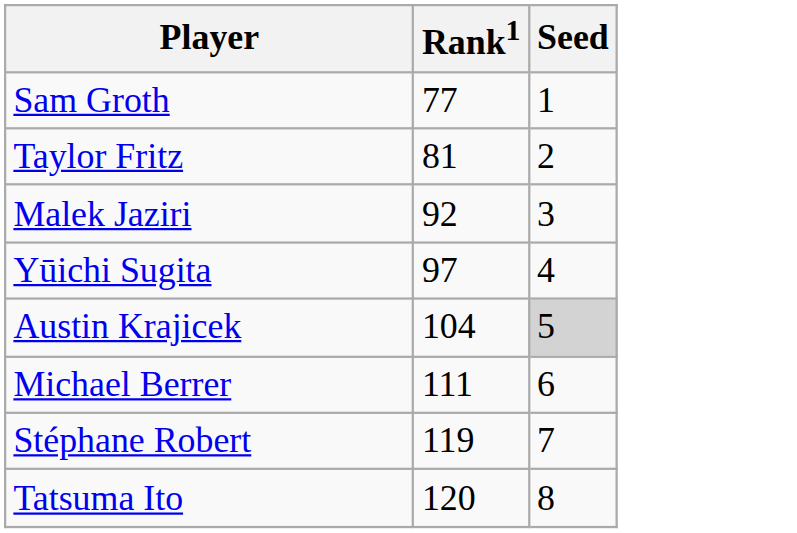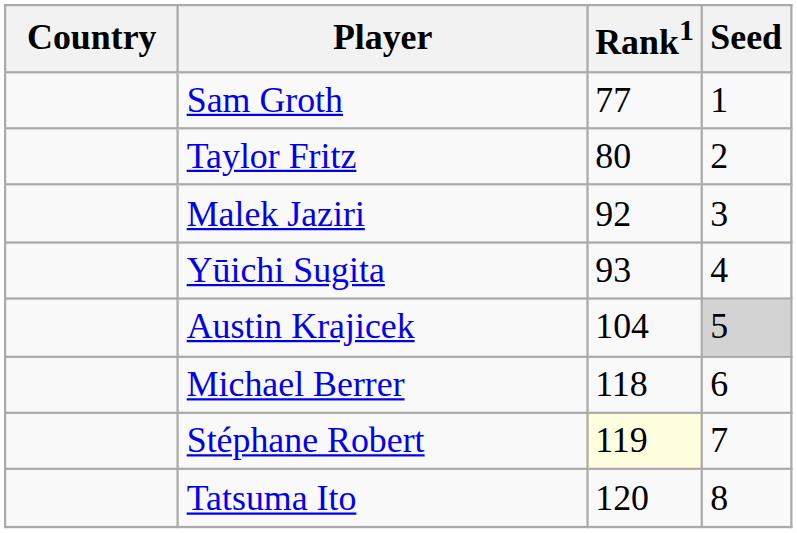+ column: (92, 37)
(440, 156) 81 -> (613, 156) 80
(440, 269) 97 -> (613, 269) 93
(447, 383) 111 -> (621, 383) 118
(448, 440) no background -> (621, 440) lightyellow background
